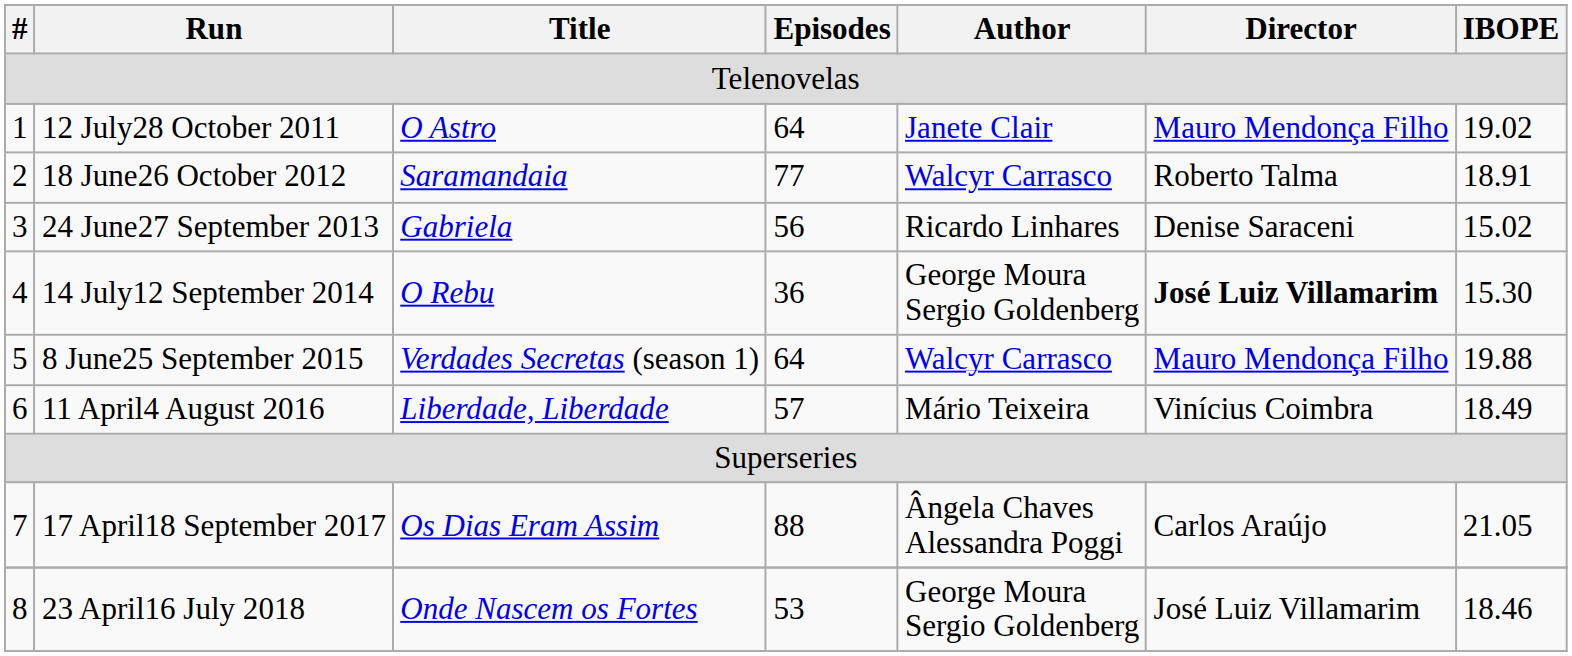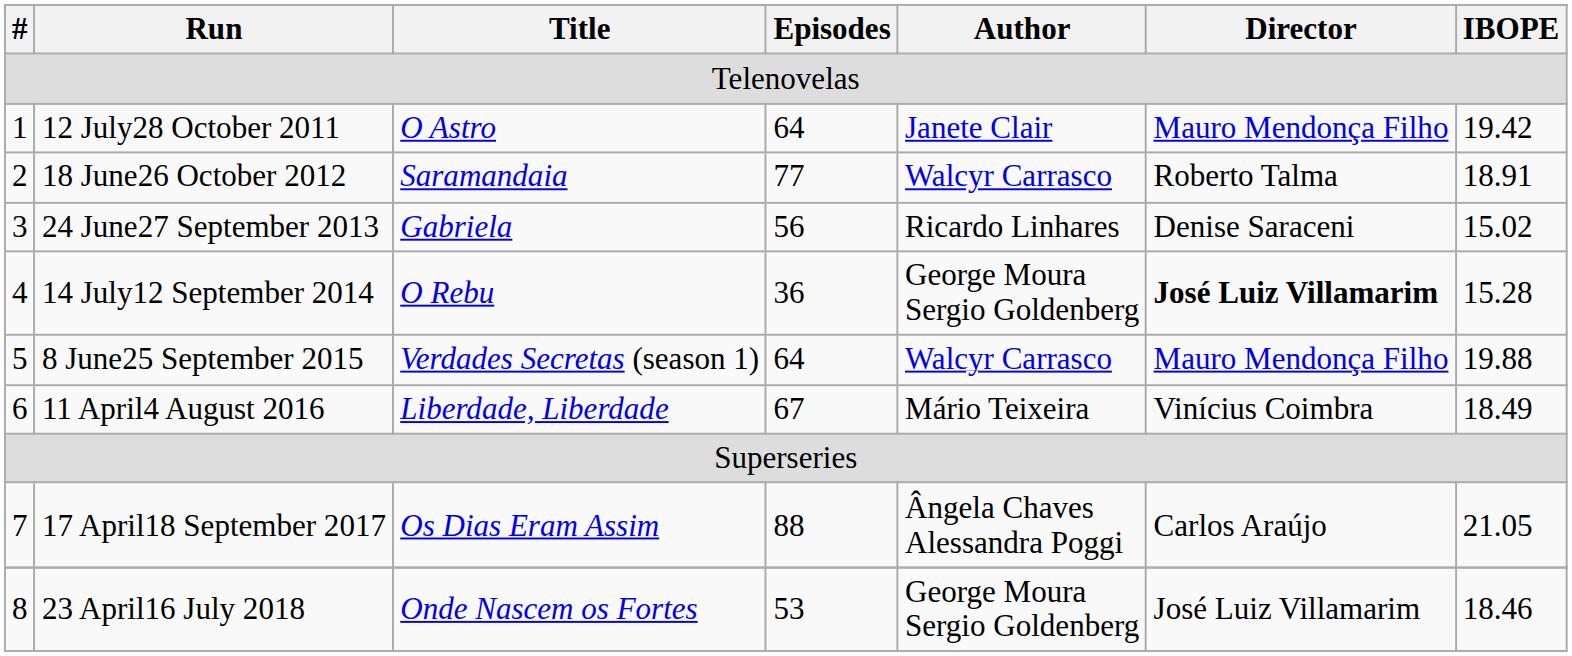(1498, 127) 19.02 -> (1498, 127) 19.42
(1498, 292) 15.30 -> (1498, 292) 15.28
(789, 408) 57 -> (789, 408) 67
